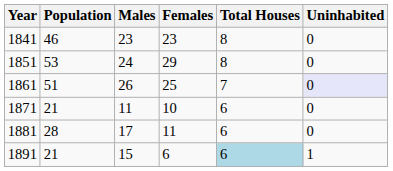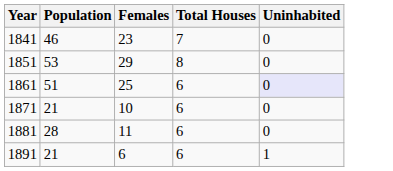- column: (137, 16)
(224, 39) 8 -> (180, 39) 7
(224, 85) 7 -> (180, 85) 6
(224, 154) lightblue background -> (180, 154) no background
